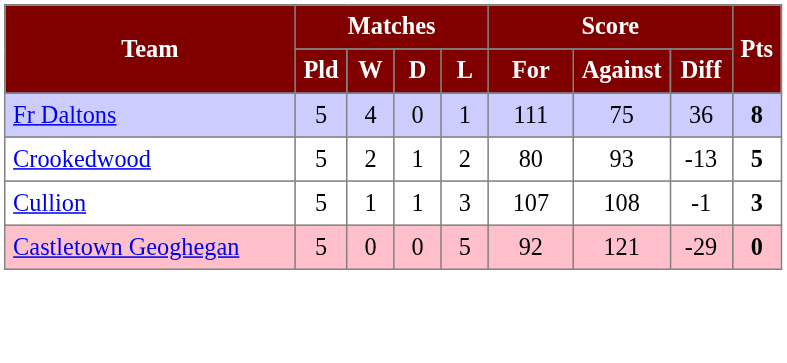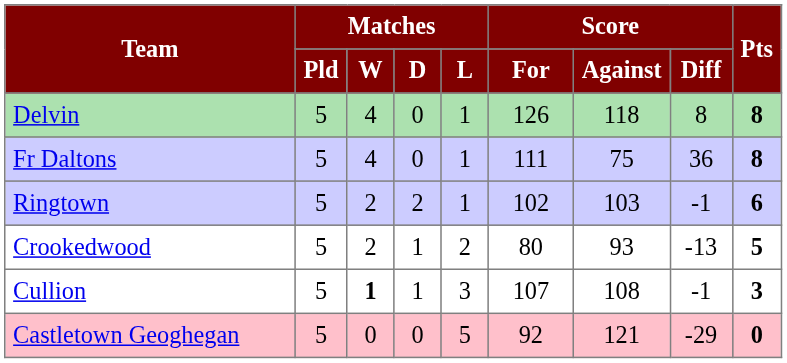+ row: (46, 114)
+ row: (61, 202)
(371, 202) normal -> (371, 291) bold
